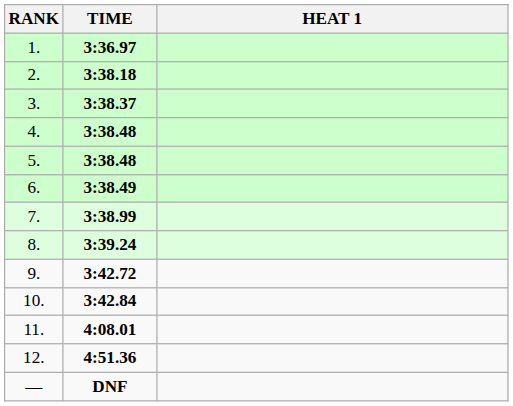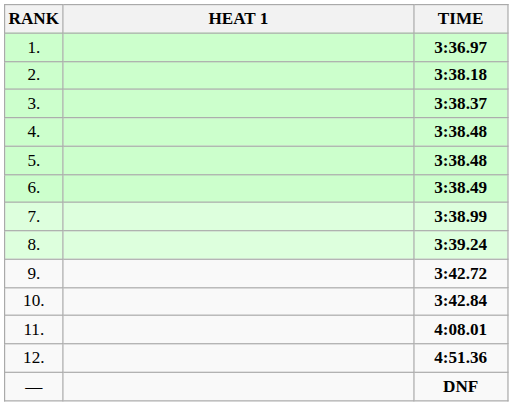columns swapped: (332, 19) <-> (110, 19)
